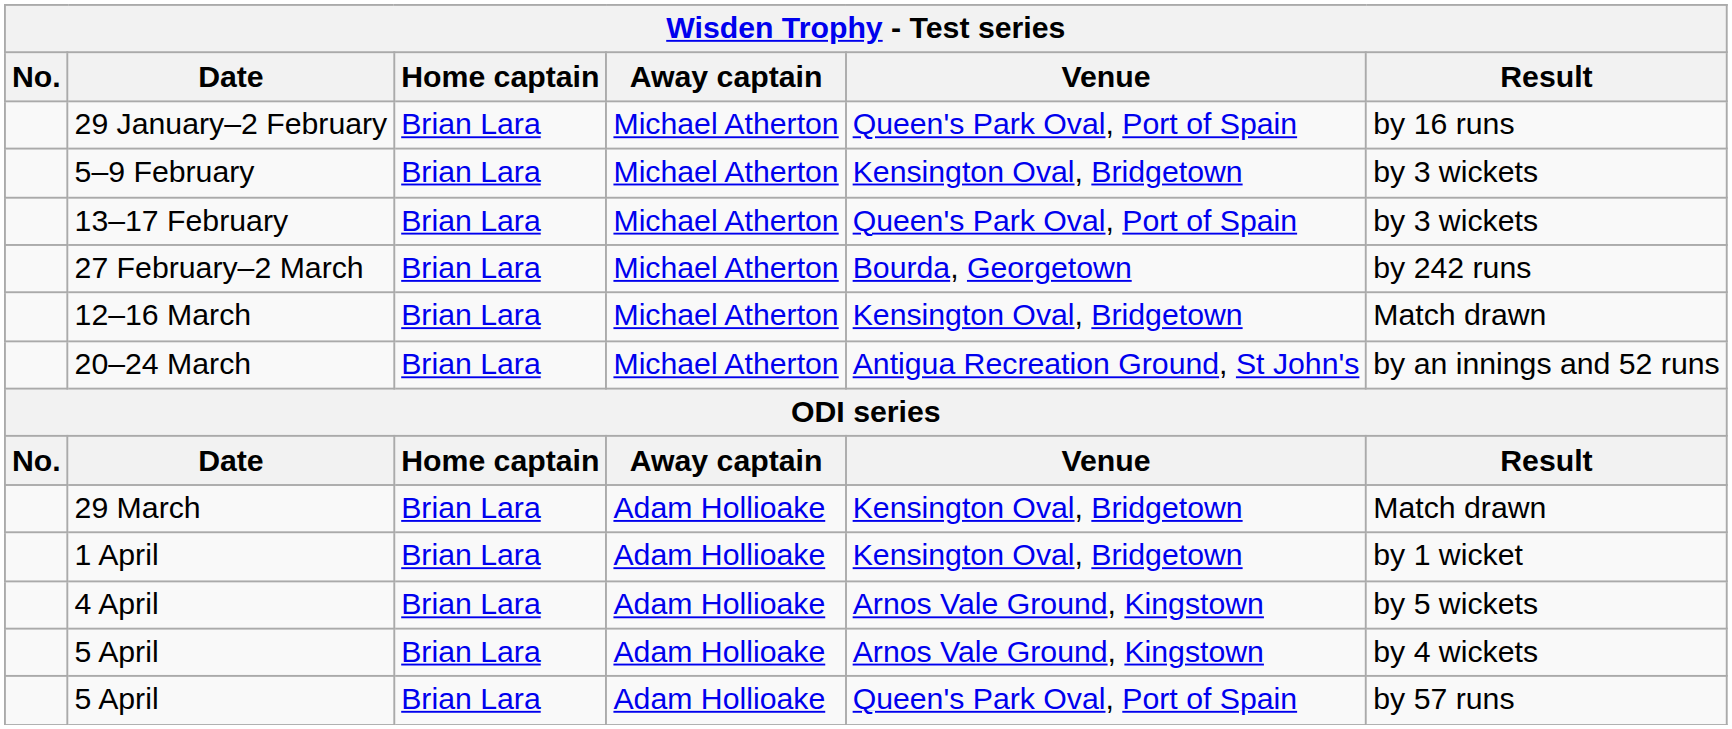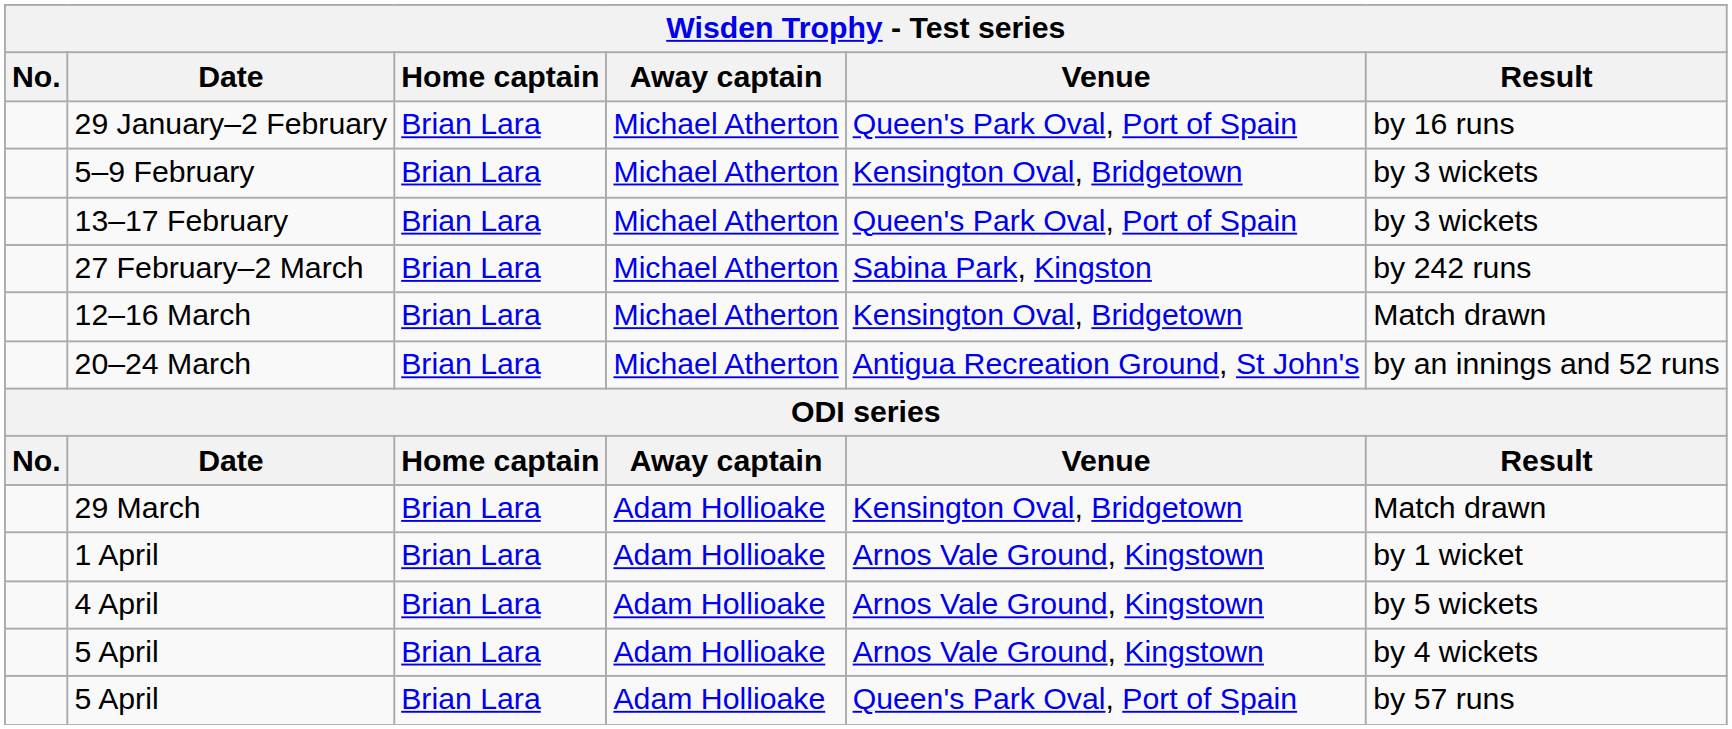(992, 268) Bourda, Georgetown -> (1002, 268) Sabina Park, Kingston
(1048, 556) Kensington Oval, Bridgetown -> (1058, 556) Arnos Vale Ground, Kingstown
